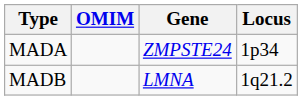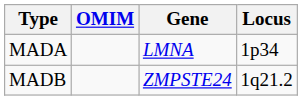(187, 49) ZMPSTE24 -> (168, 49) LMNA
(168, 79) LMNA -> (187, 79) ZMPSTE24
